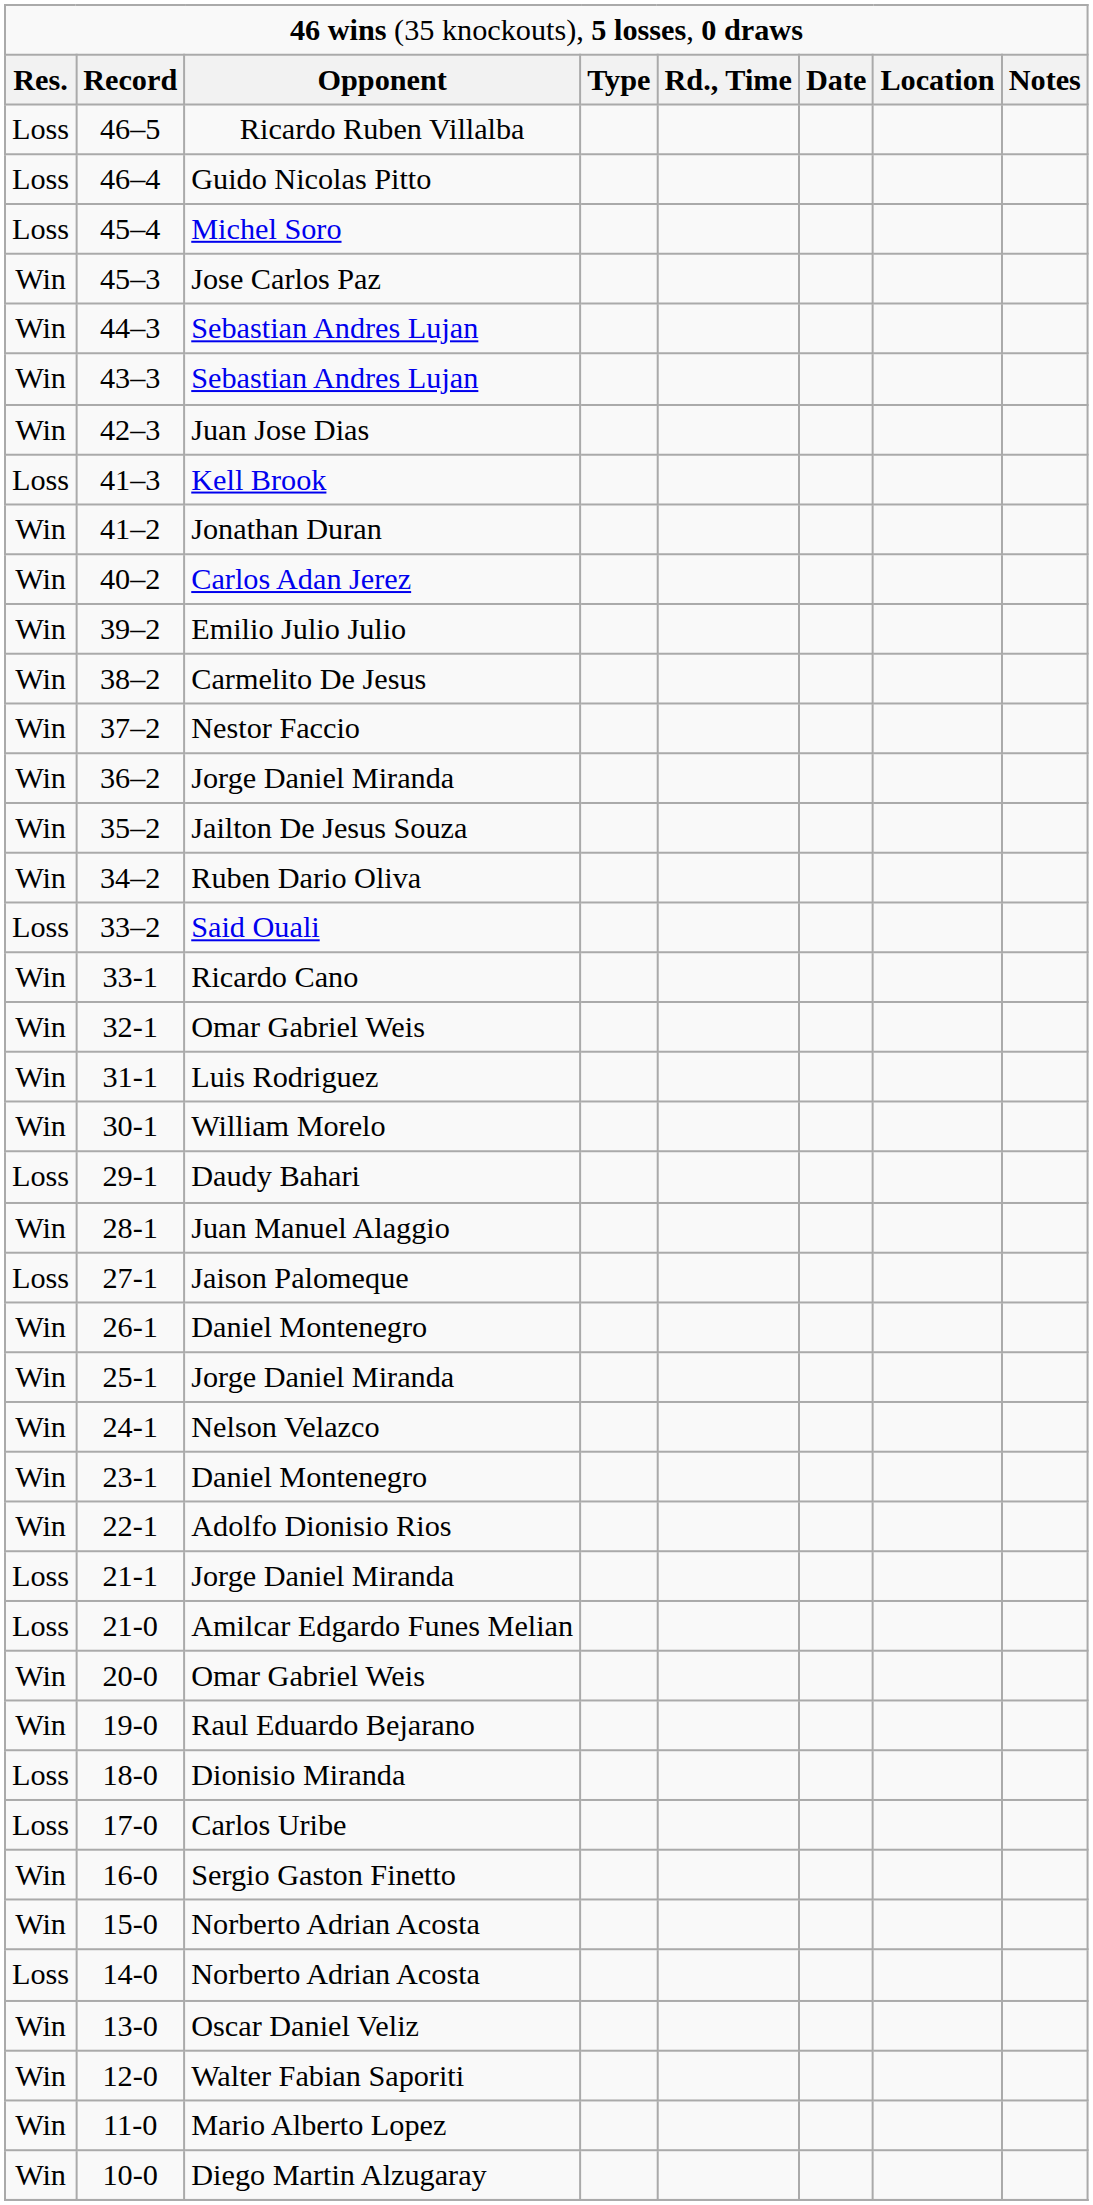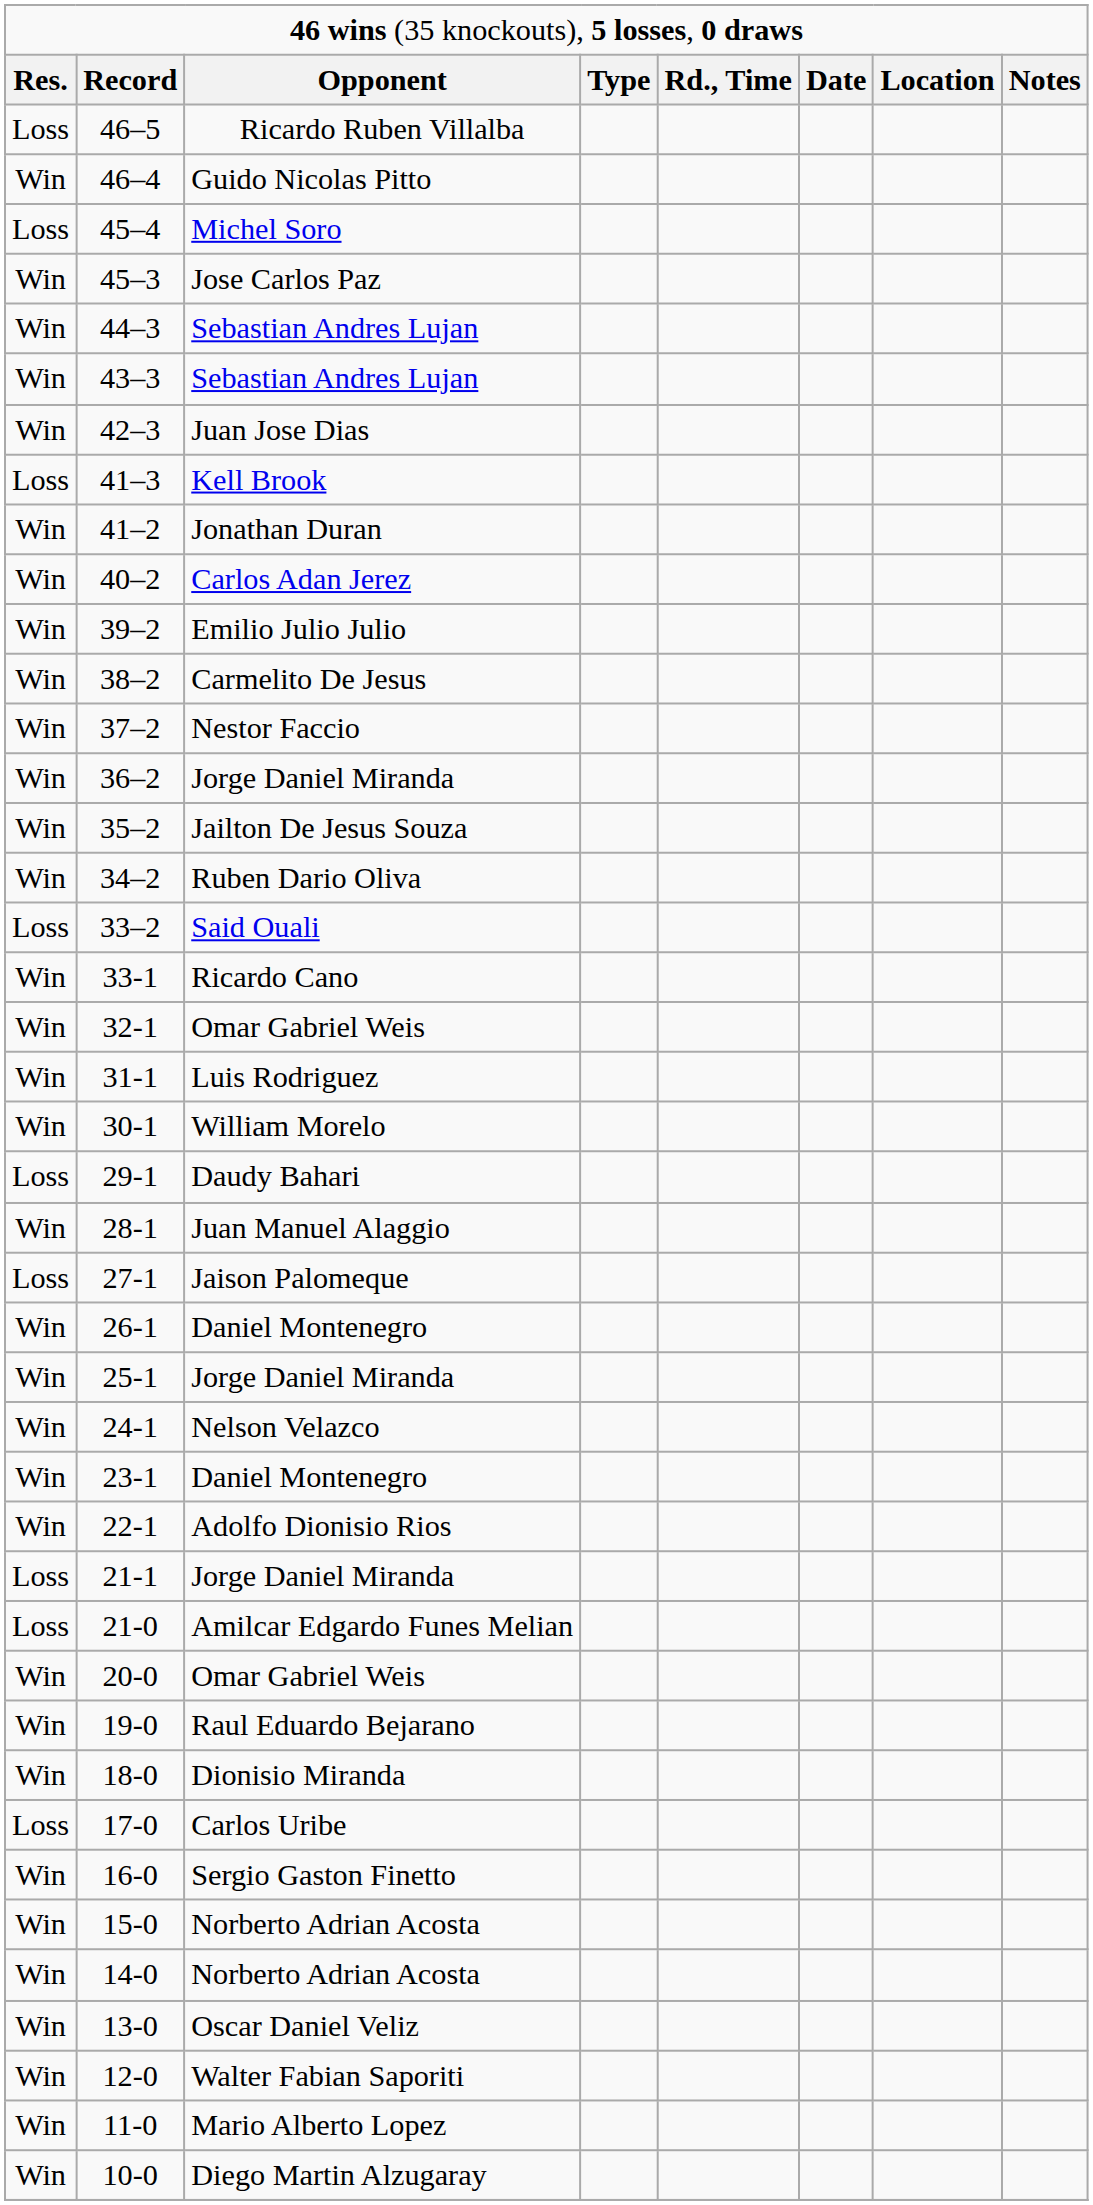(41, 179) Loss -> (41, 179) Win
(41, 1775) Loss -> (41, 1775) Win
(41, 1974) Loss -> (41, 1974) Win
